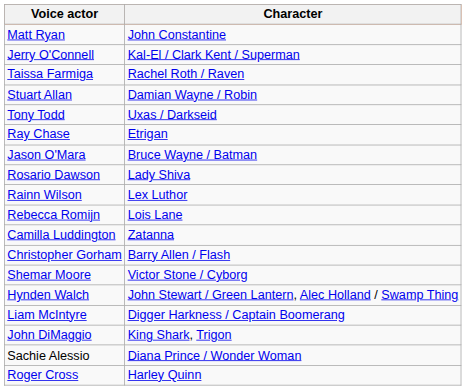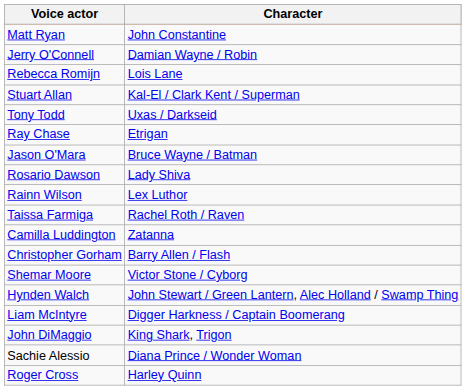(214, 54) Kal-El / Clark Kent / Superman -> (192, 54) Damian Wayne / Robin
rows swapped: (50, 74) <-> (54, 214)
(192, 94) Damian Wayne / Robin -> (214, 94) Kal-El / Clark Kent / Superman
